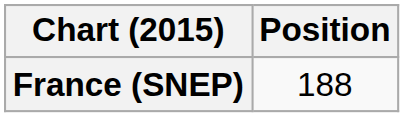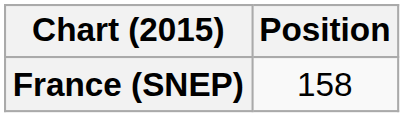(325, 83) 188 -> (325, 83) 158
